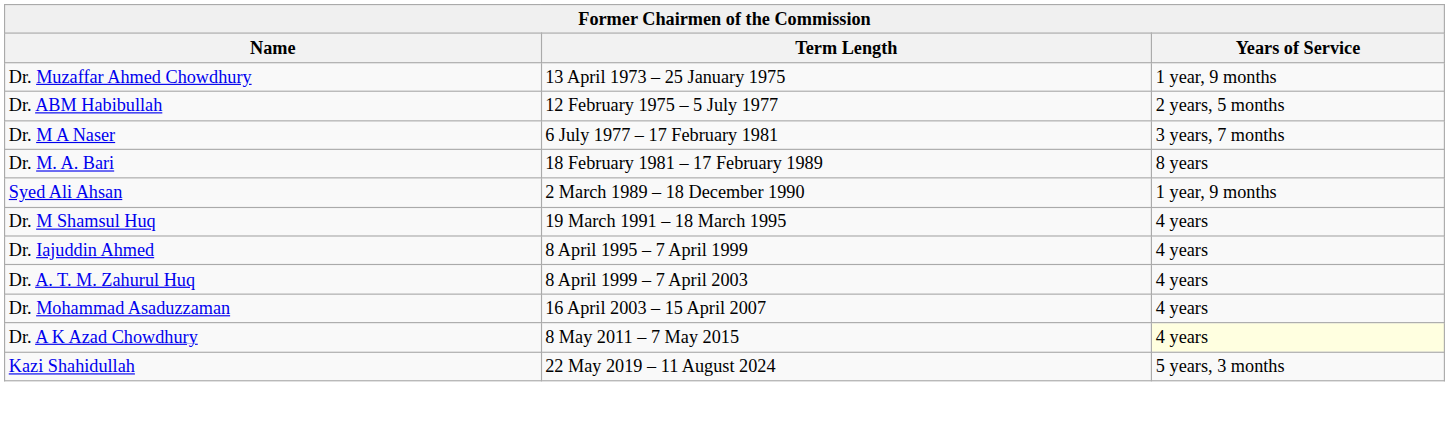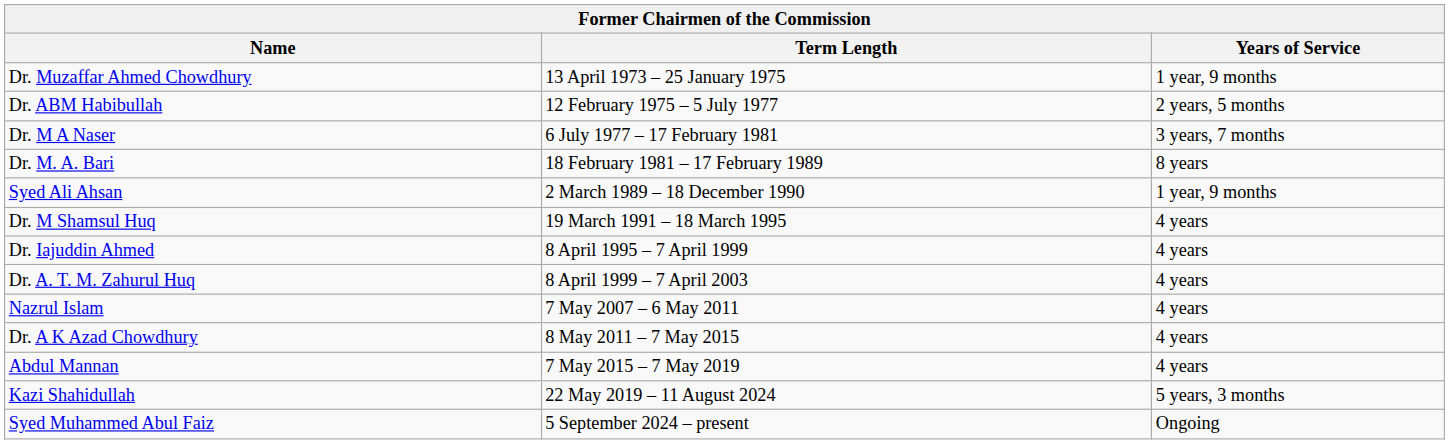- row: (119, 308)
+ row: (56, 308)
(1182, 337) lightyellow background -> (1182, 337) no background
+ row: (64, 366)
+ row: (111, 423)
